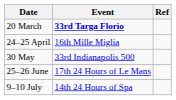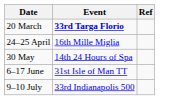(95, 56) 33rd Indianapolis 500 -> (94, 56) 14th 24 Hours of Spa
+ row: (25, 71)
- row: (27, 71)
(94, 86) 14th 24 Hours of Spa -> (95, 86) 33rd Indianapolis 500
